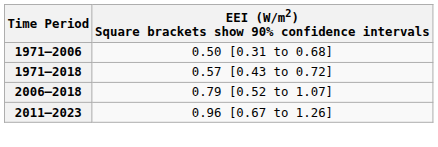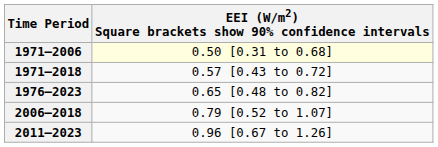(262, 52) no background -> (262, 52) lightyellow background
+ row: (48, 92)
